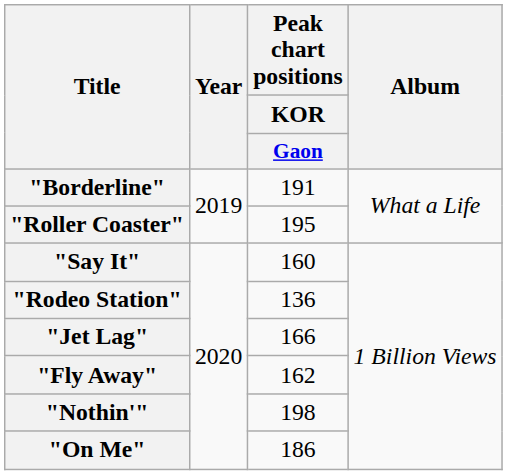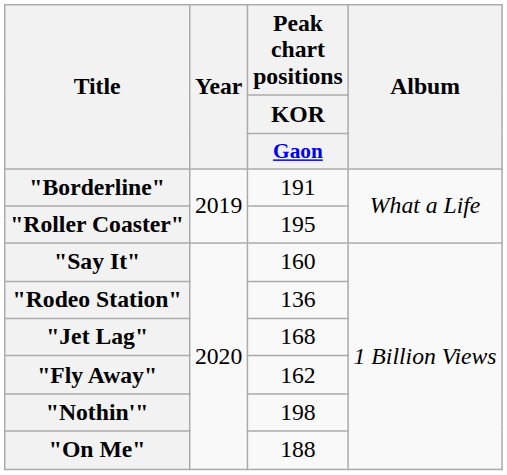(298, 337) 166 -> (298, 337) 168
(298, 449) 186 -> (298, 449) 188
